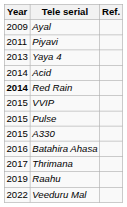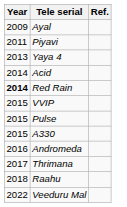+ row: (57, 149)
- row: (65, 149)
(17, 179) 2019 -> (17, 179) 2018
